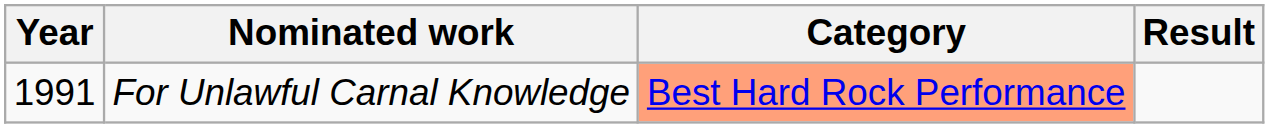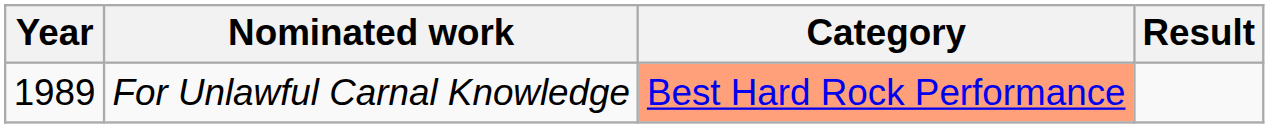(55, 92) 1991 -> (55, 92) 1989
